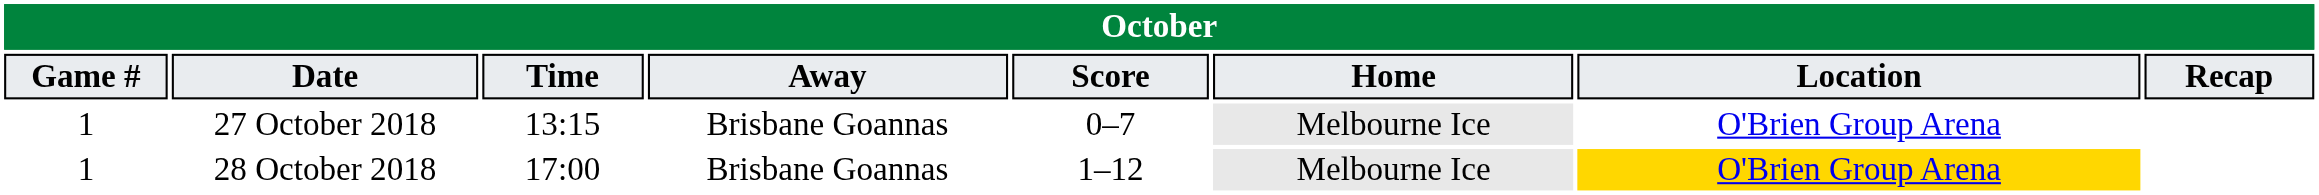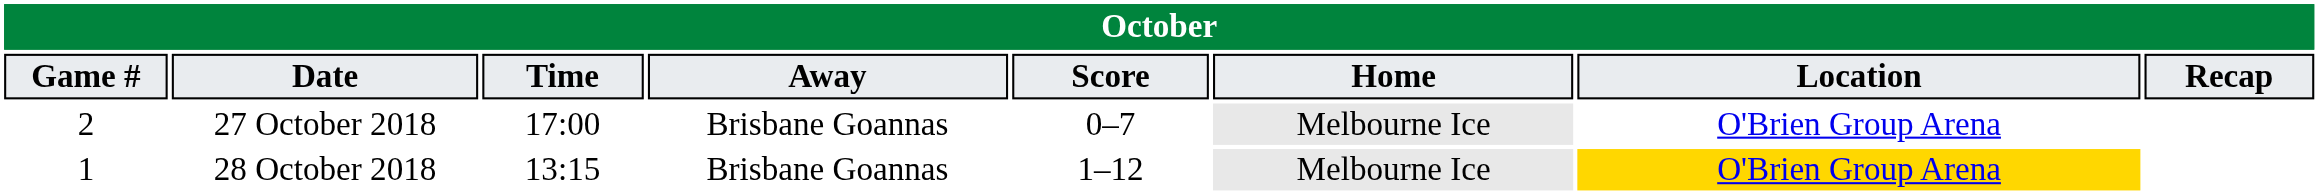(86, 123) 1 -> (86, 123) 2
(563, 123) 13:15 -> (563, 123) 17:00
(563, 169) 17:00 -> (563, 169) 13:15
